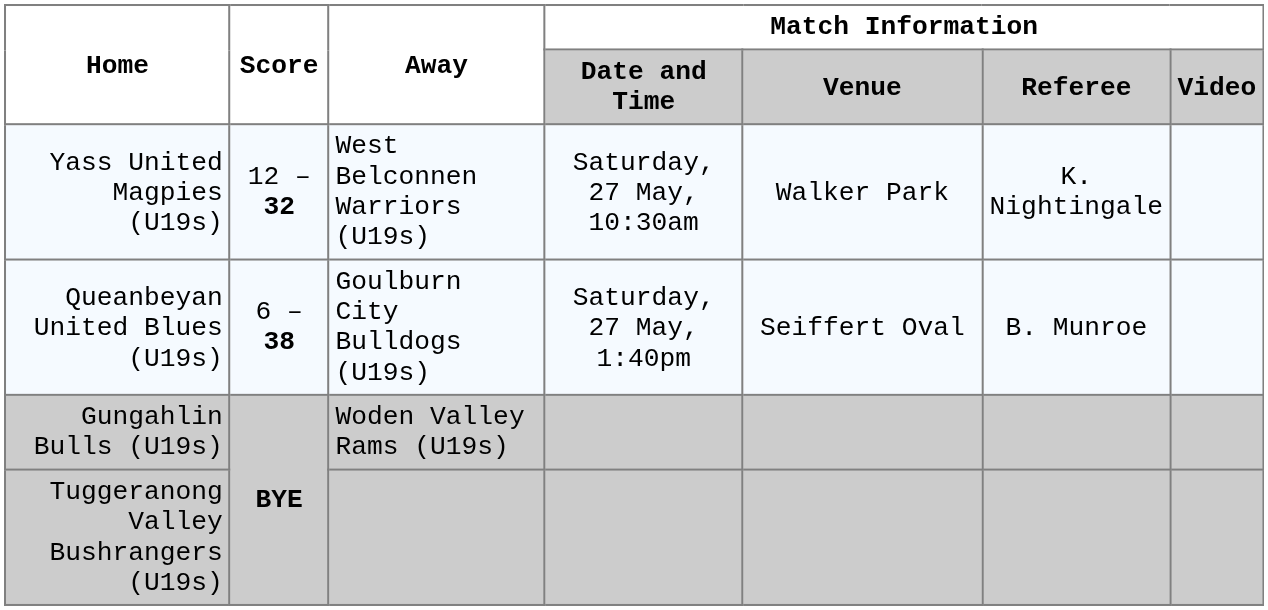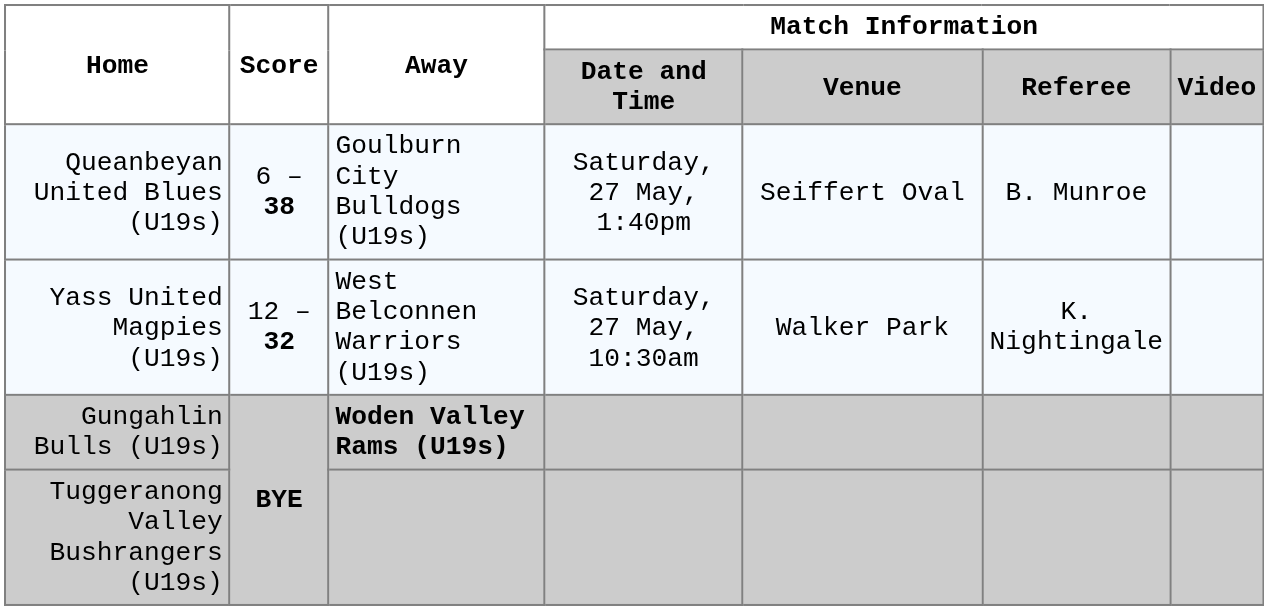rows swapped: (136, 192) <-> (128, 327)
(430, 432) normal -> (430, 432) bold
